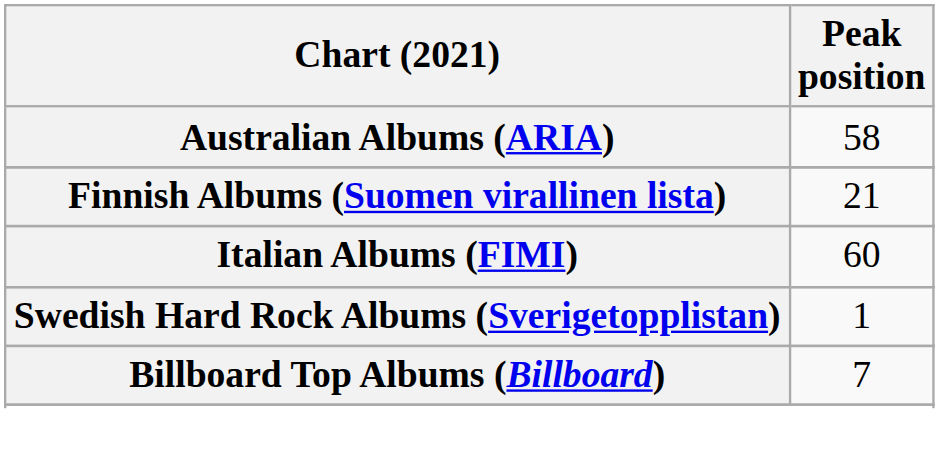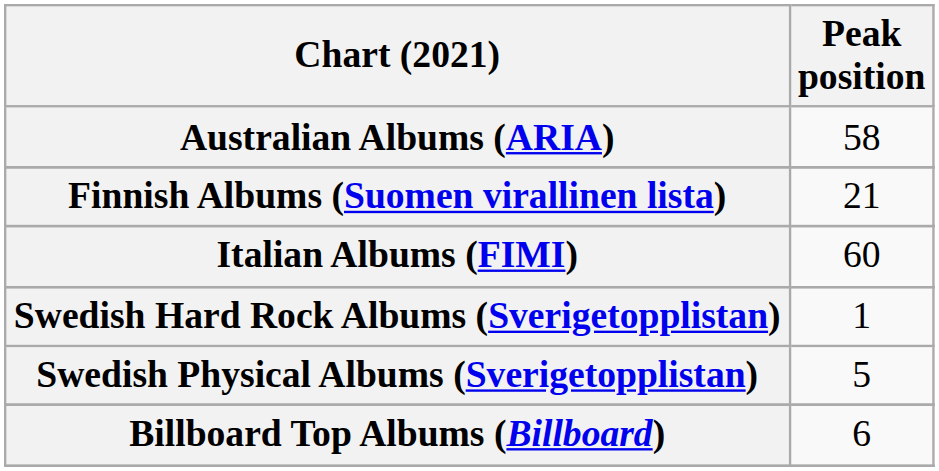+ row: (397, 374)
(862, 374) 7 -> (862, 434) 6
